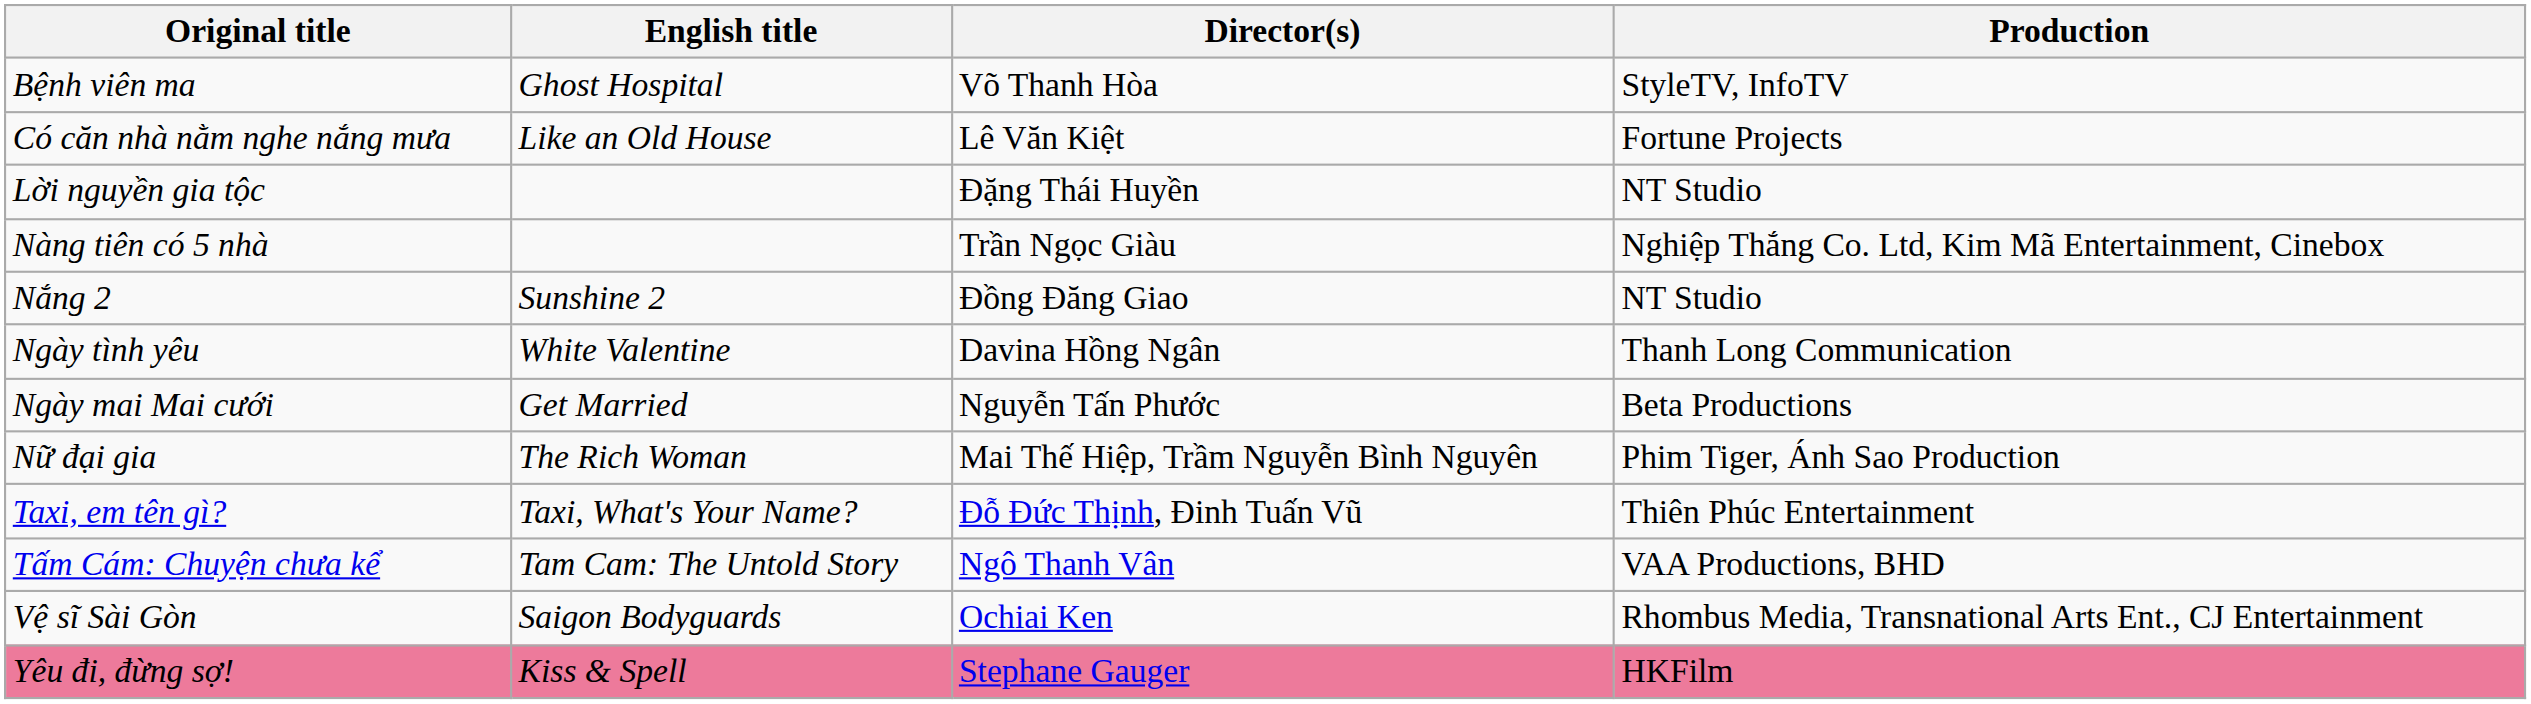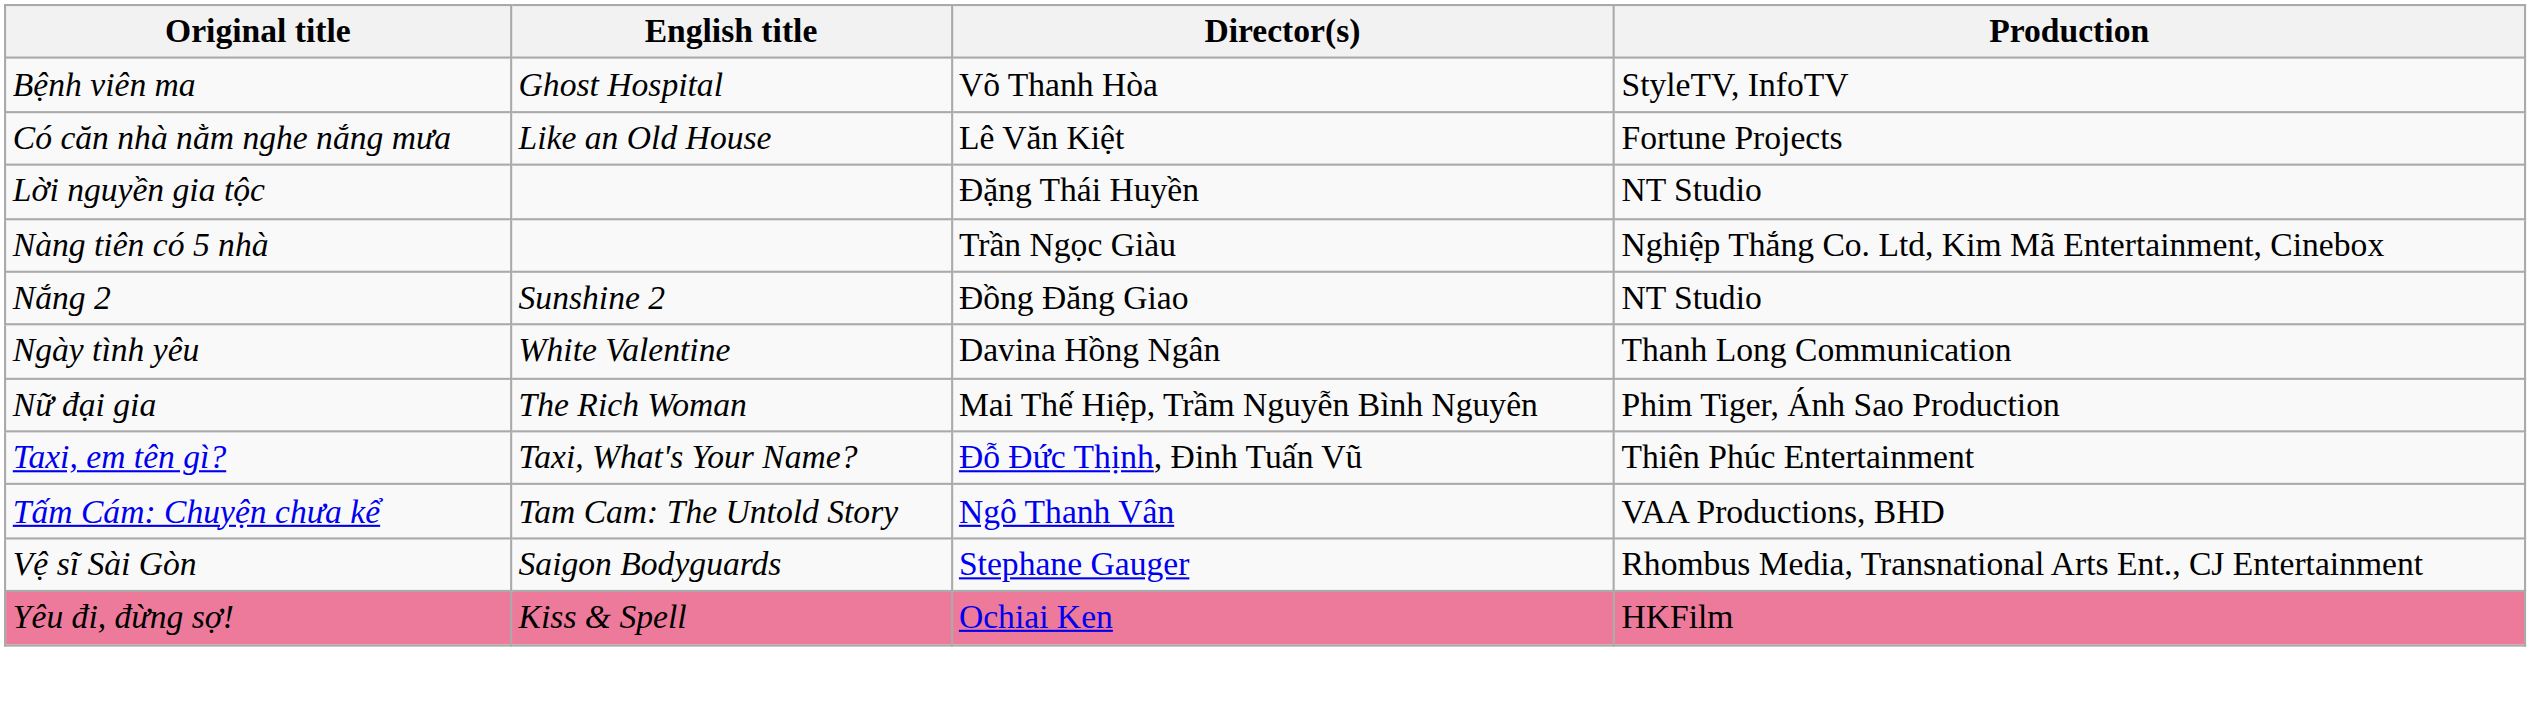- row: (143, 404)
(1036, 617) Ochiai Ken -> (1074, 564) Stephane Gauger
(1074, 670) Stephane Gauger -> (1036, 617) Ochiai Ken
